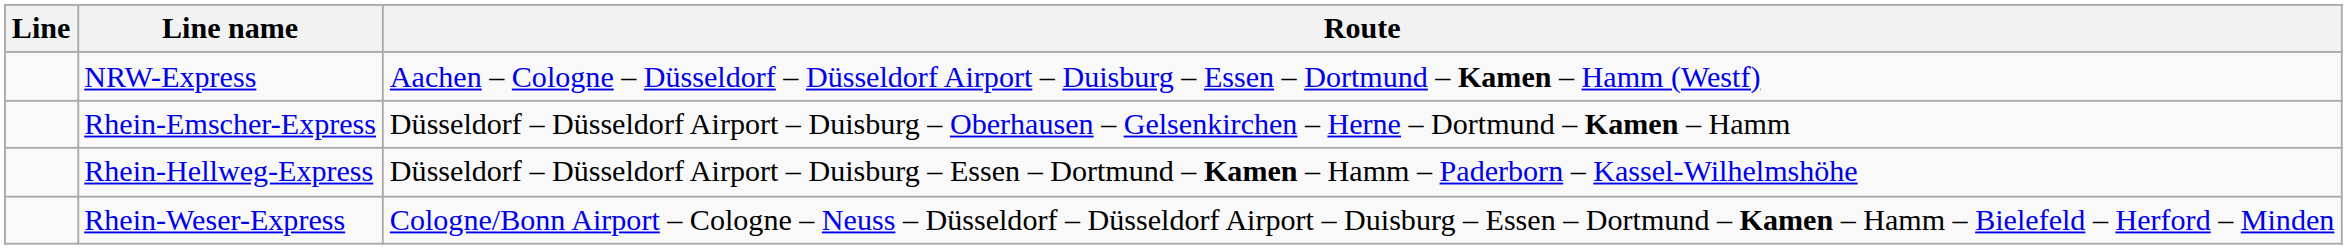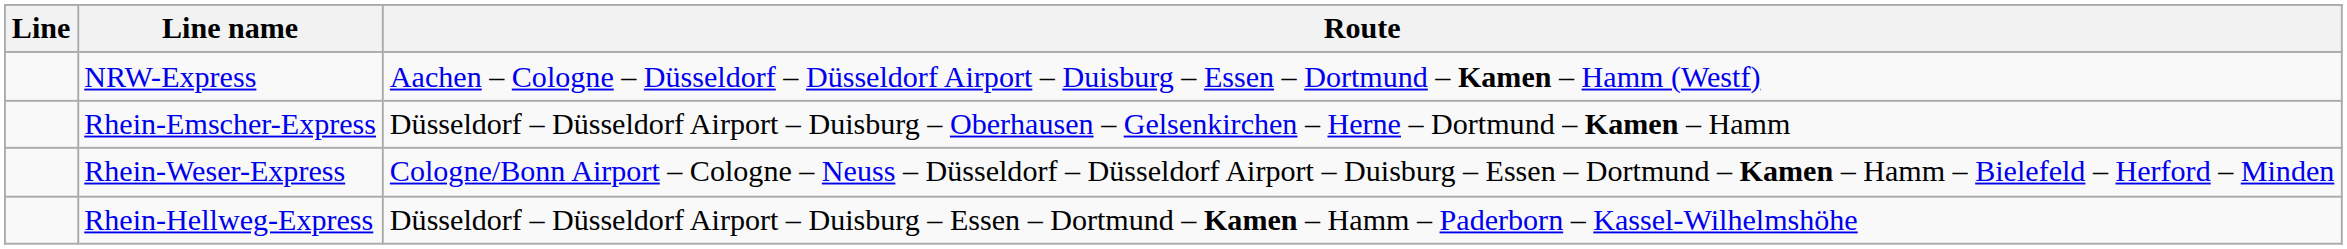rows swapped: (215, 219) <-> (229, 171)
